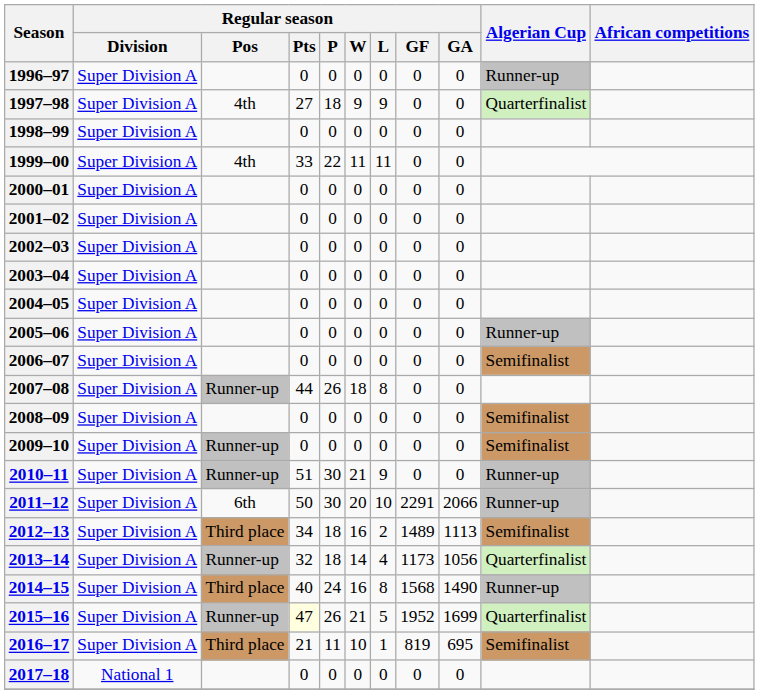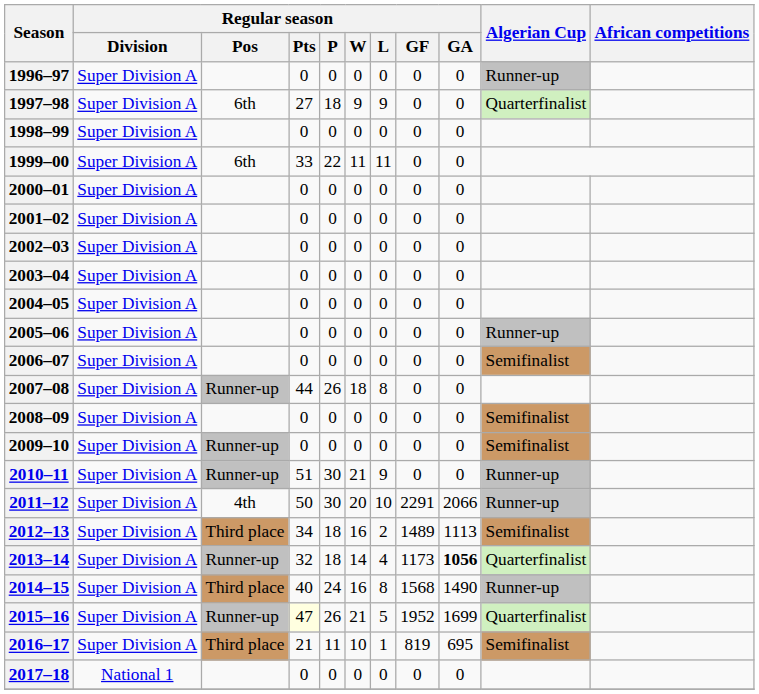(245, 103) 4th -> (245, 103) 6th
(245, 160) 4th -> (245, 160) 6th
(245, 502) 6th -> (245, 502) 4th
(460, 559) normal -> (460, 559) bold
